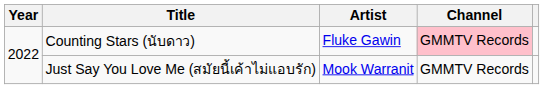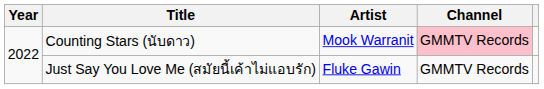(362, 41) Fluke Gawin -> (368, 41) Mook Warranit
(368, 69) Mook Warranit -> (362, 69) Fluke Gawin
